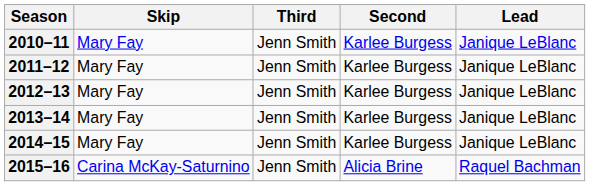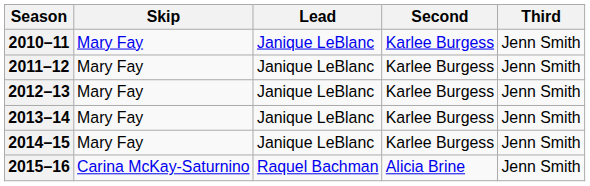columns swapped: (297, 17) <-> (520, 17)
